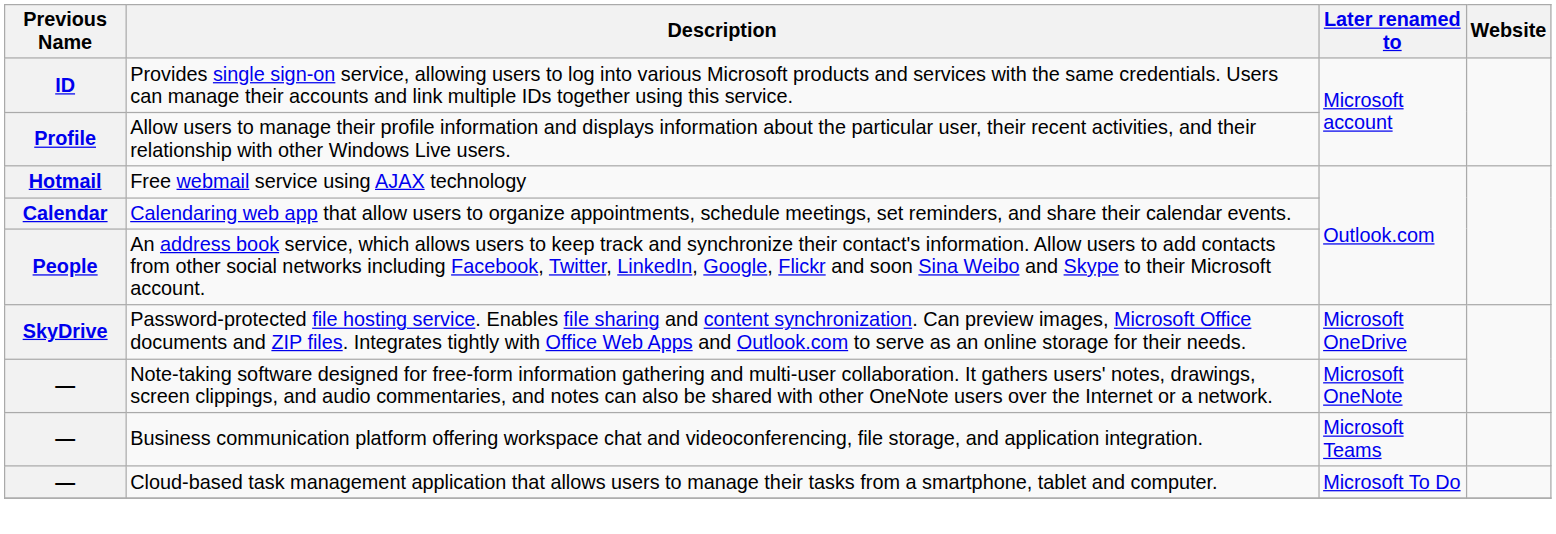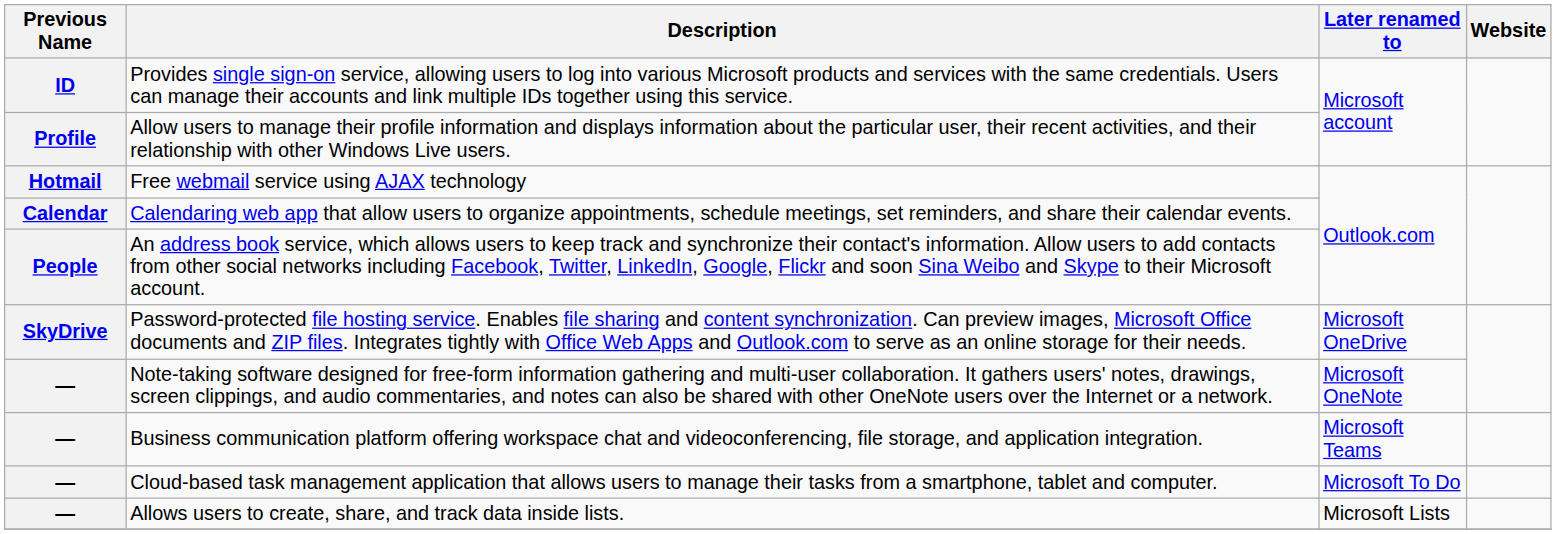+ row: (377, 513)
